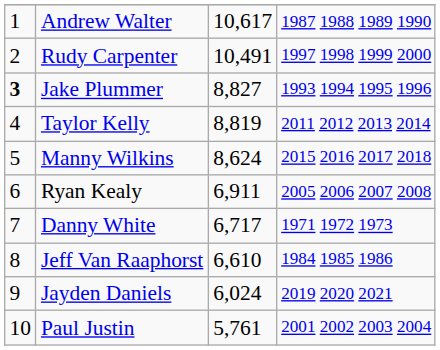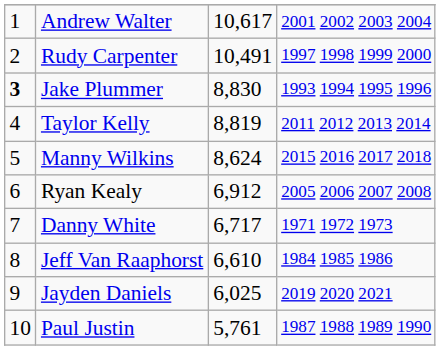(356, 21) 1987 1988 1989 1990 -> (356, 21) 2001 2002 2003 2004
(237, 89) 8,827 -> (237, 89) 8,830
(237, 191) 6,911 -> (237, 191) 6,912
(237, 293) 6,024 -> (237, 293) 6,025
(356, 327) 2001 2002 2003 2004 -> (356, 327) 1987 1988 1989 1990
